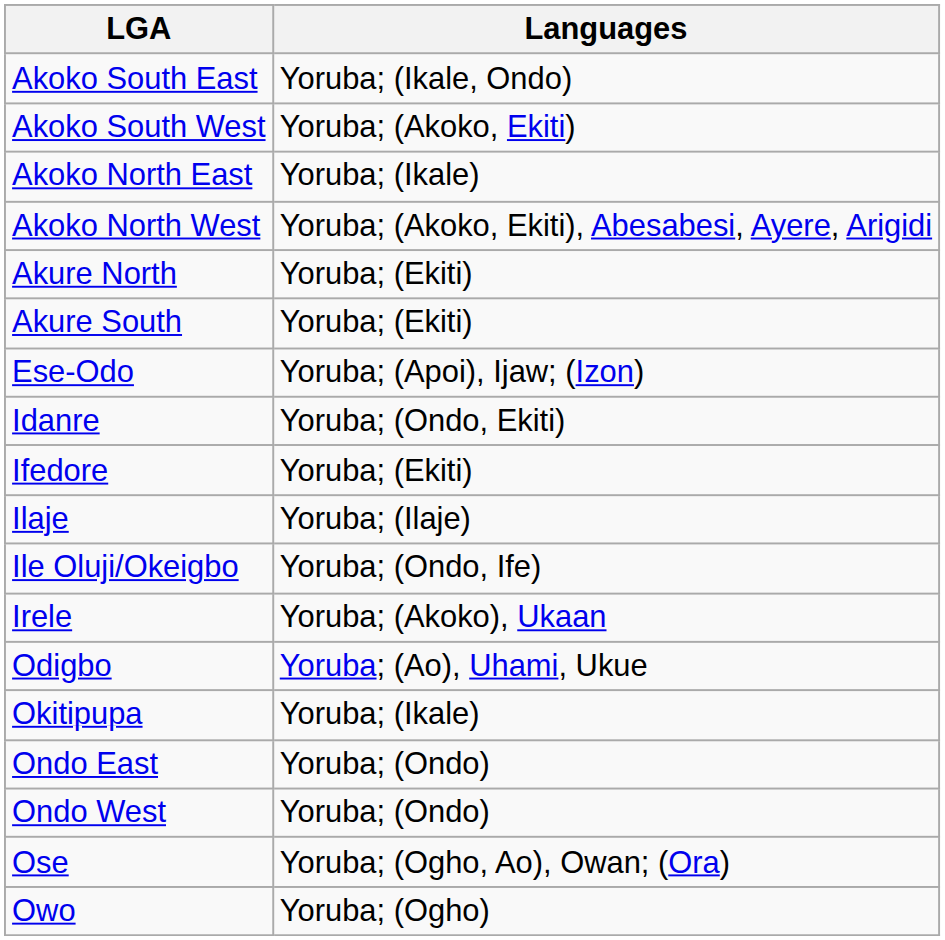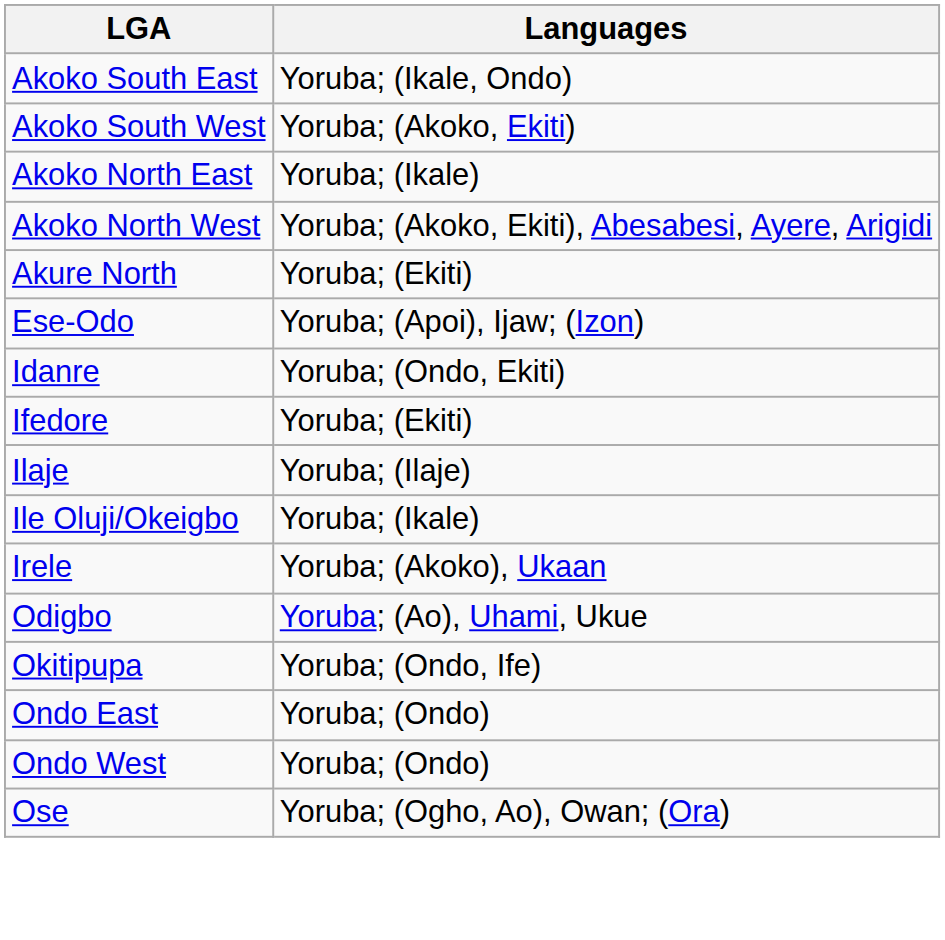- row: (97, 322)
(411, 567) Yoruba; (Ondo, Ife) -> (380, 518) Yoruba; (Ikale)
(380, 714) Yoruba; (Ikale) -> (411, 665) Yoruba; (Ondo, Ife)
- row: (44, 910)
